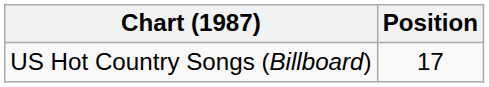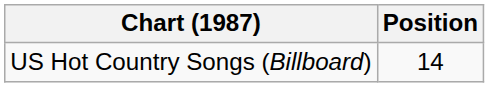(430, 61) 17 -> (430, 61) 14
